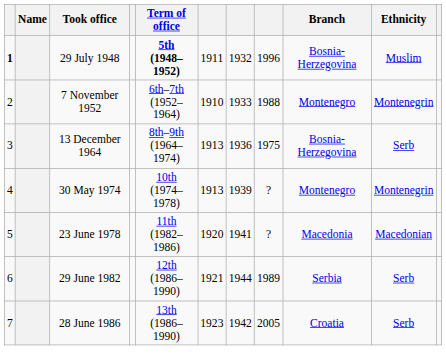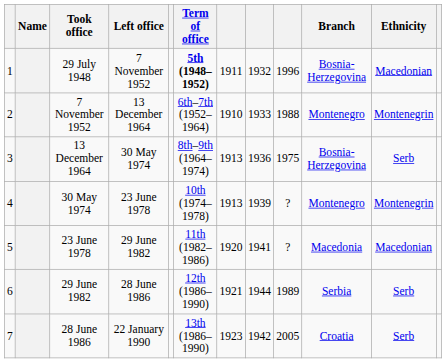+ column: (139, 26)
(10, 57) bold -> (10, 70) normal
(404, 57) Muslim -> (404, 70) Macedonian
